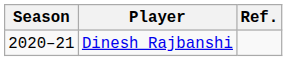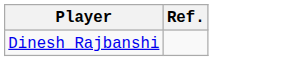- column: (41, 17)
